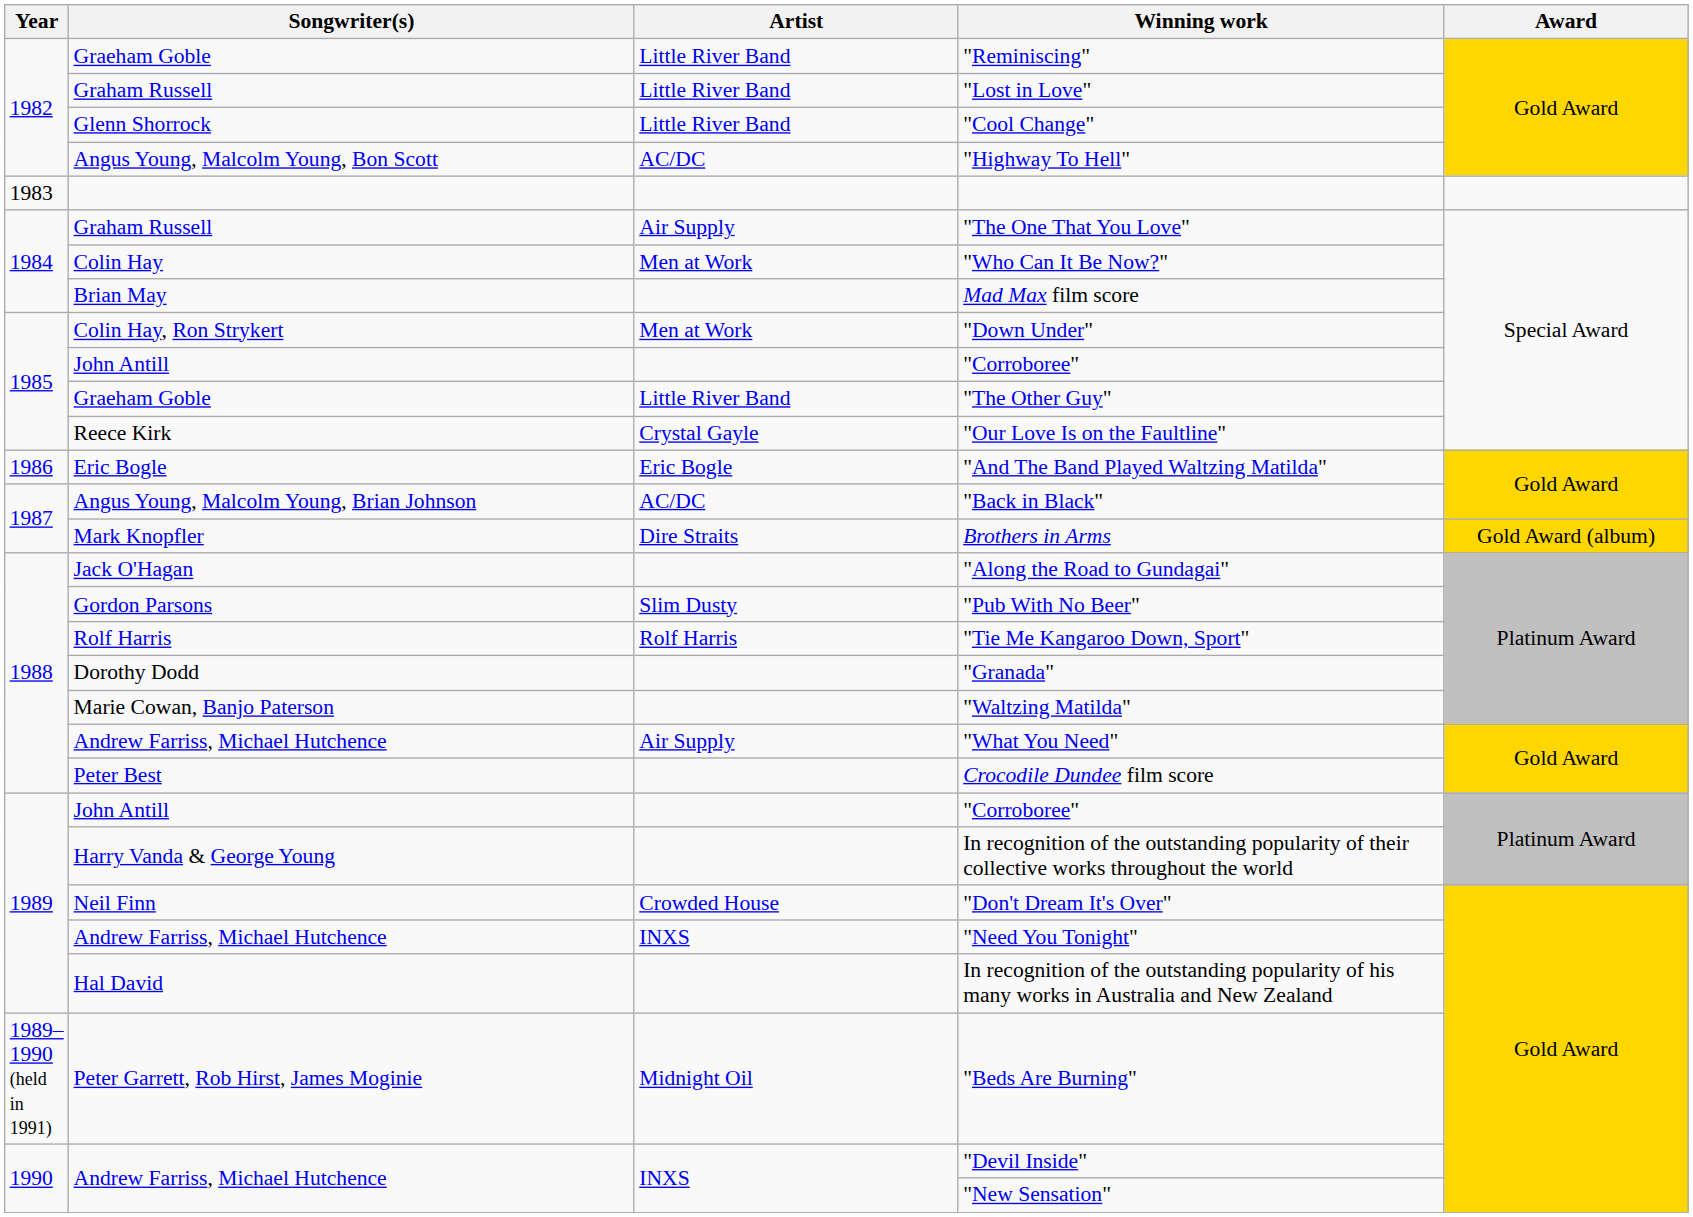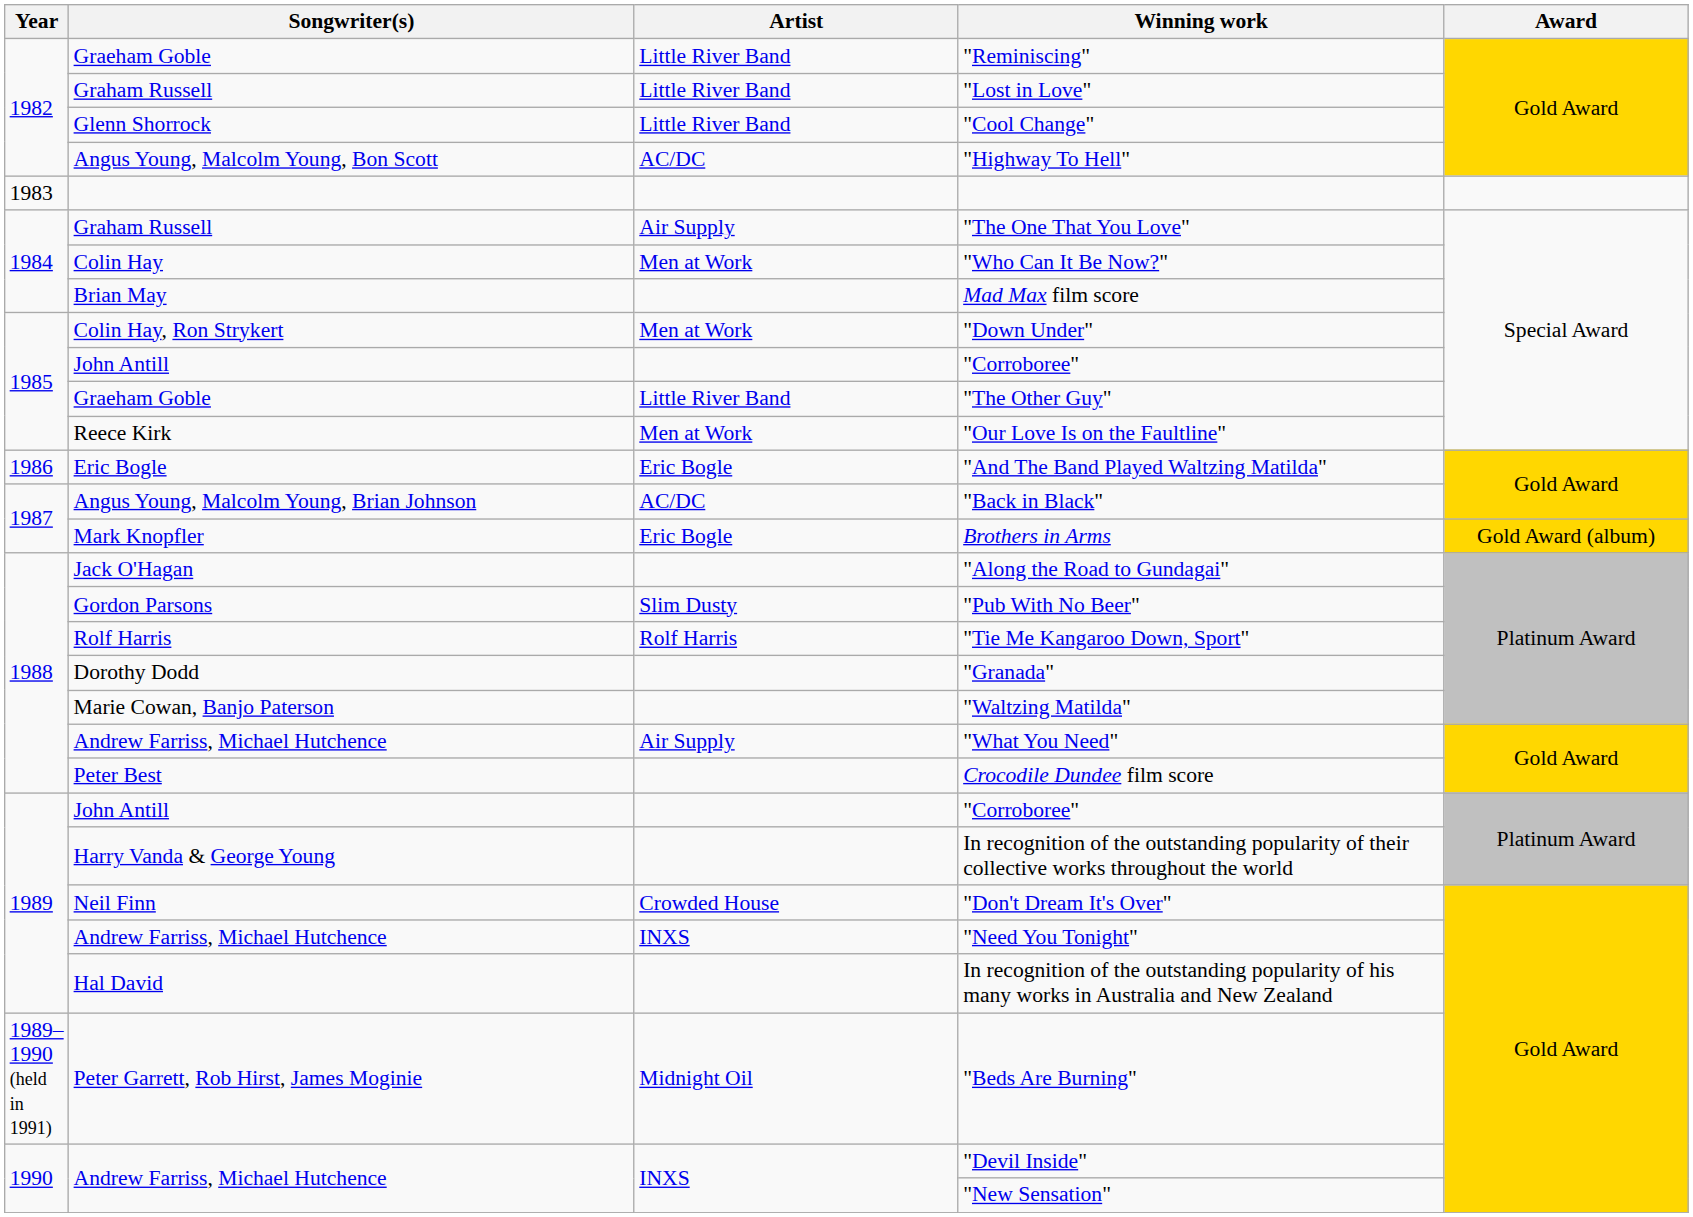(699, 432) Crystal Gayle -> (696, 432) Men at Work
(689, 535) Dire Straits -> (686, 535) Eric Bogle
